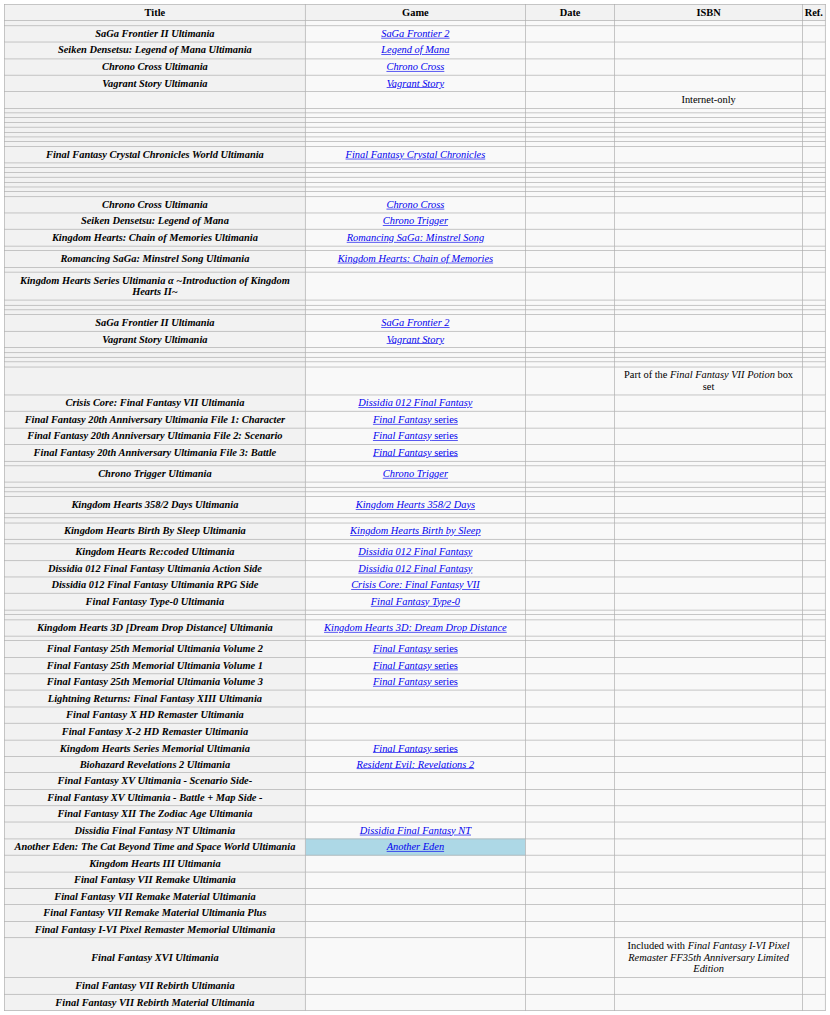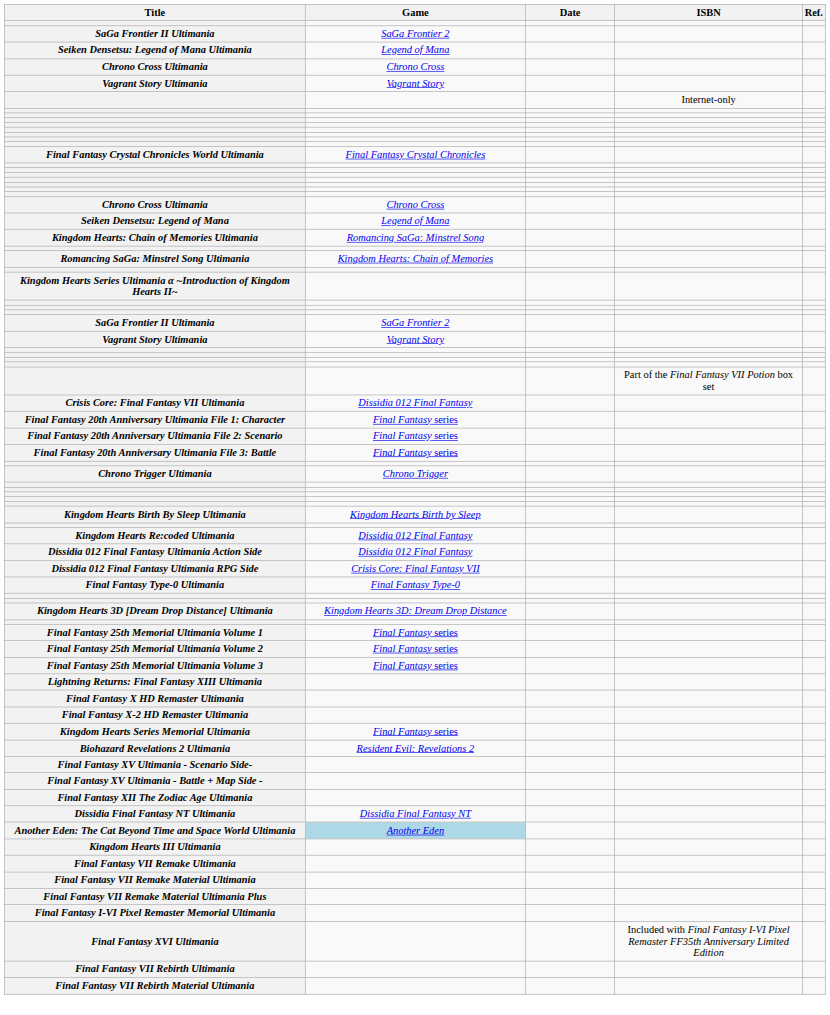(415, 221) Chrono Trigger -> (415, 221) Legend of Mana
- row: (155, 505)
rows swapped: (155, 665) <-> (155, 649)
